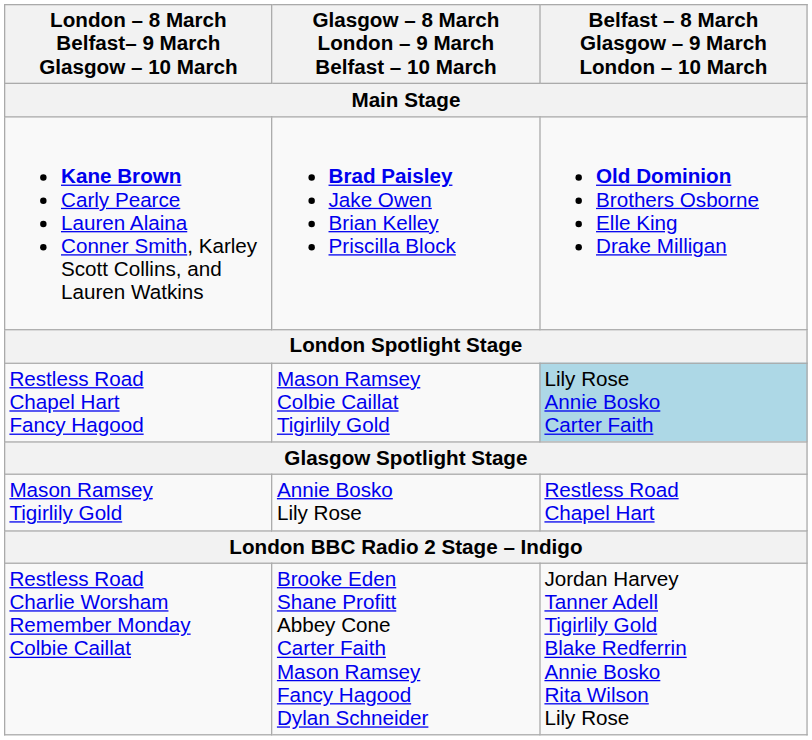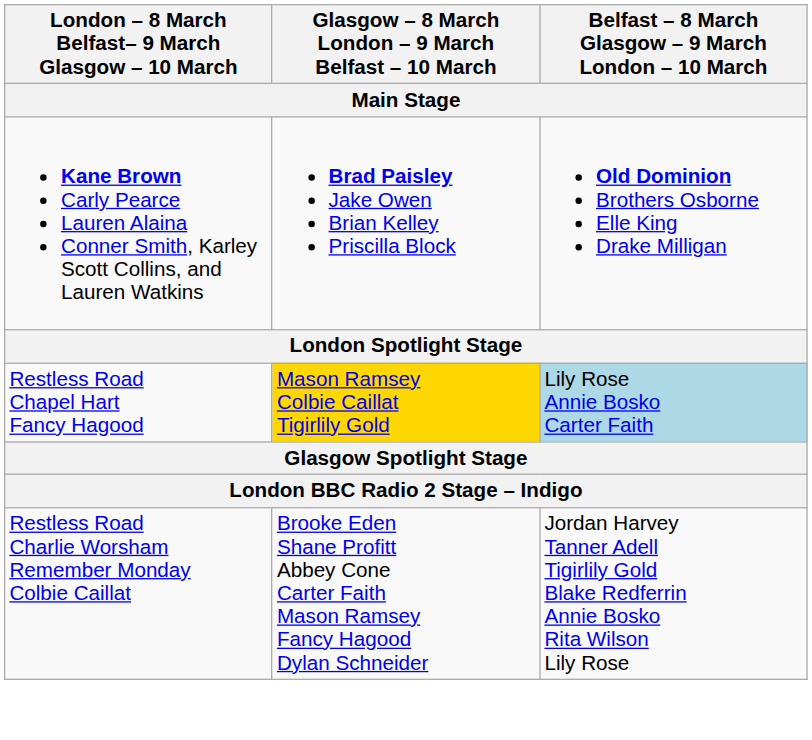(349, 402) no background -> (349, 402) gold background
- row: (81, 502)
